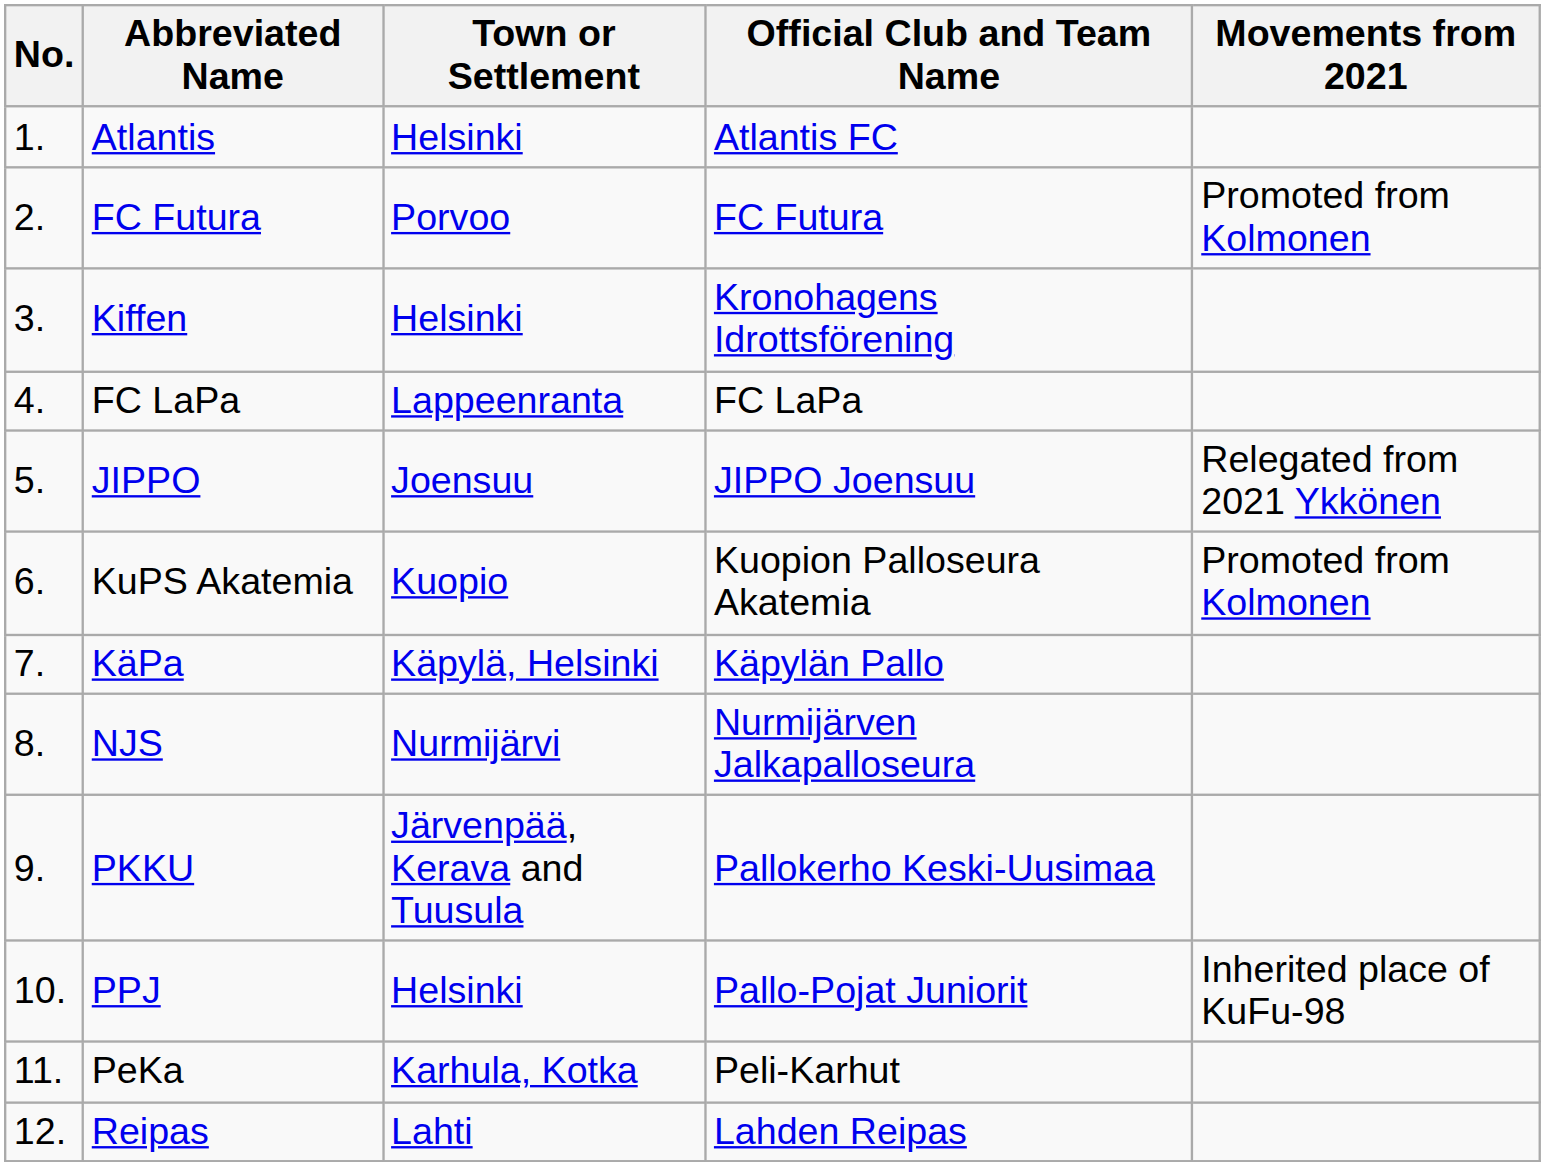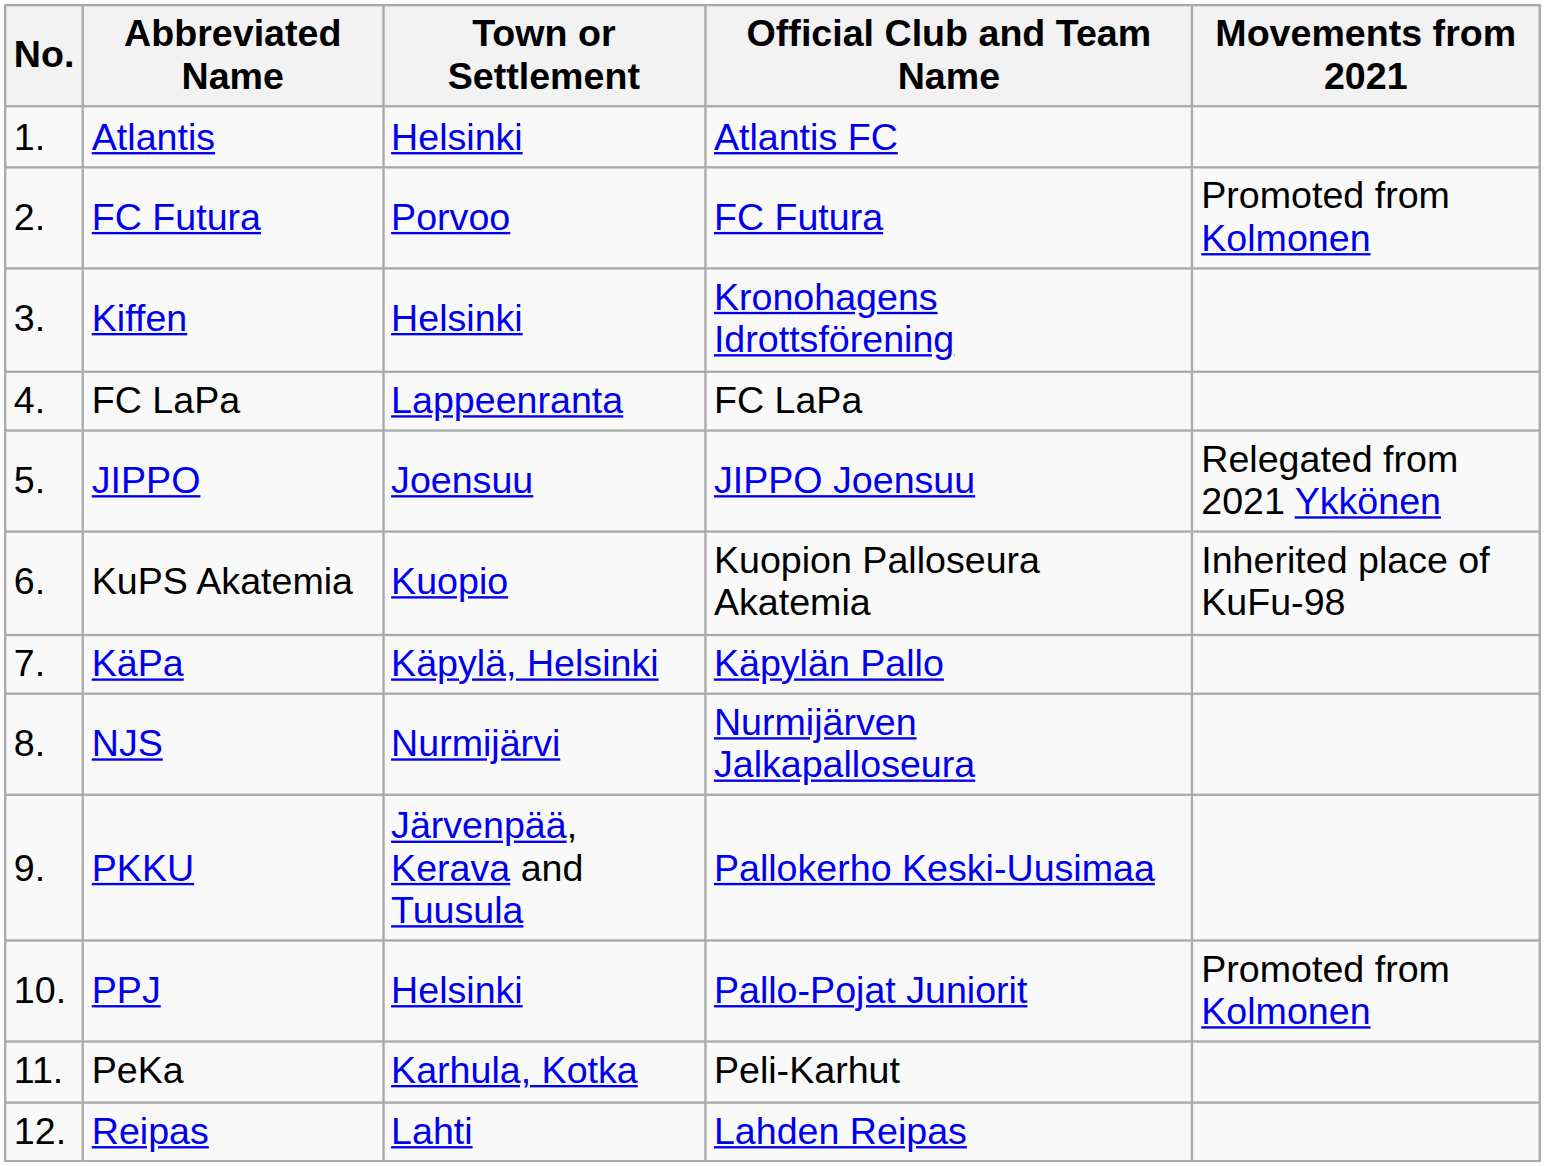(1326, 582) Promoted from Kolmonen -> (1345, 582) Inherited place of KuFu-98
(1345, 990) Inherited place of KuFu-98 -> (1326, 990) Promoted from Kolmonen
